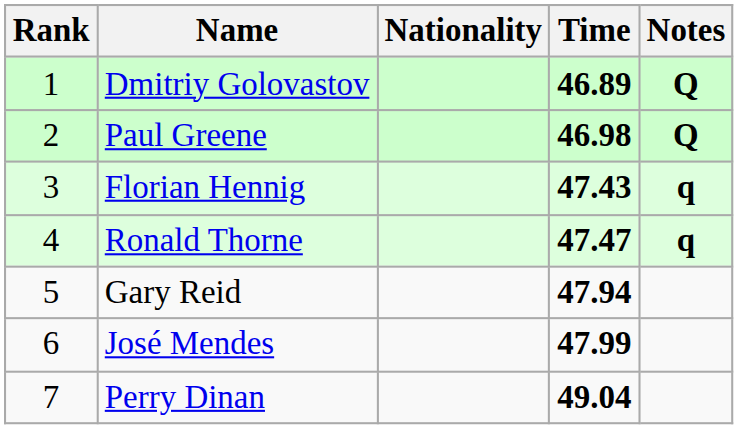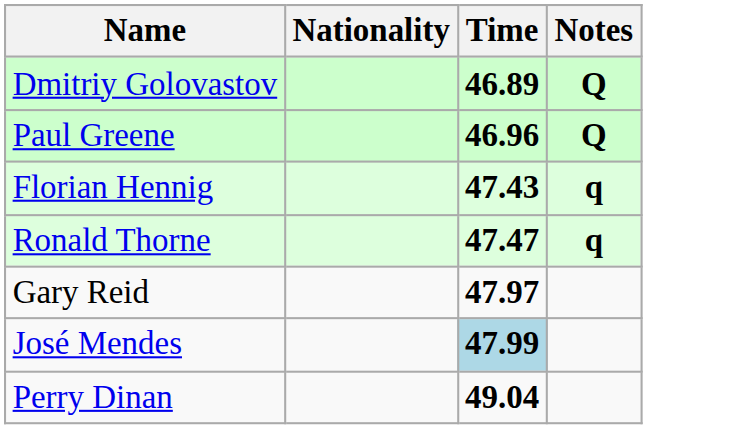- column: (51, 30)
(594, 135) 46.98 -> (502, 135) 46.96
(594, 291) 47.94 -> (502, 291) 47.97
(594, 344) no background -> (502, 344) lightblue background
